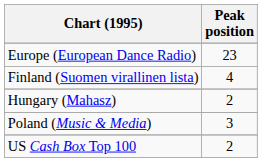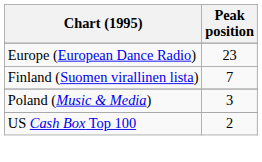(230, 77) 4 -> (230, 77) 7
- row: (62, 100)
